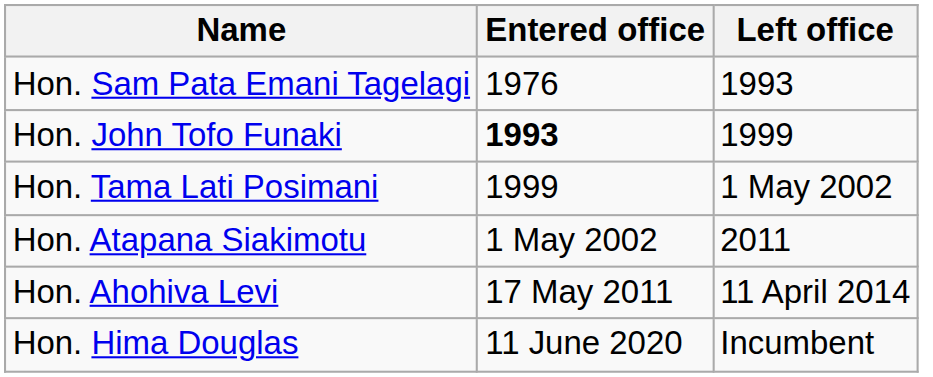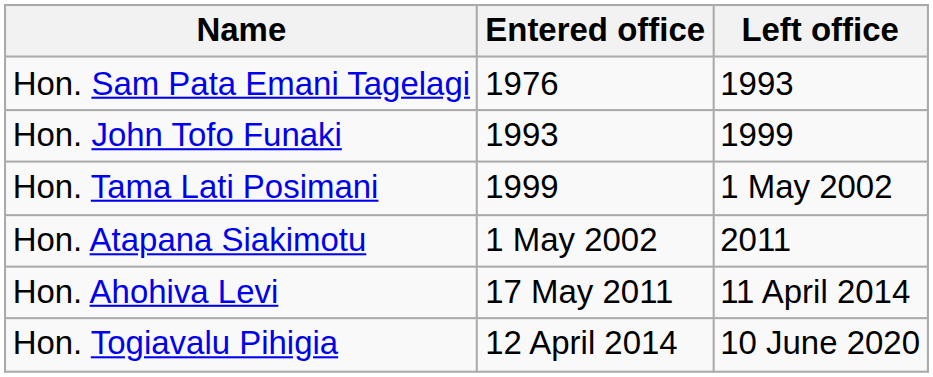(522, 135) bold -> (522, 135) normal
+ row: (175, 344)
- row: (156, 344)
